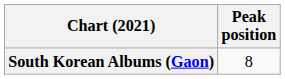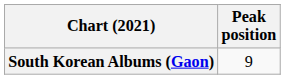(249, 61) 8 -> (249, 61) 9
